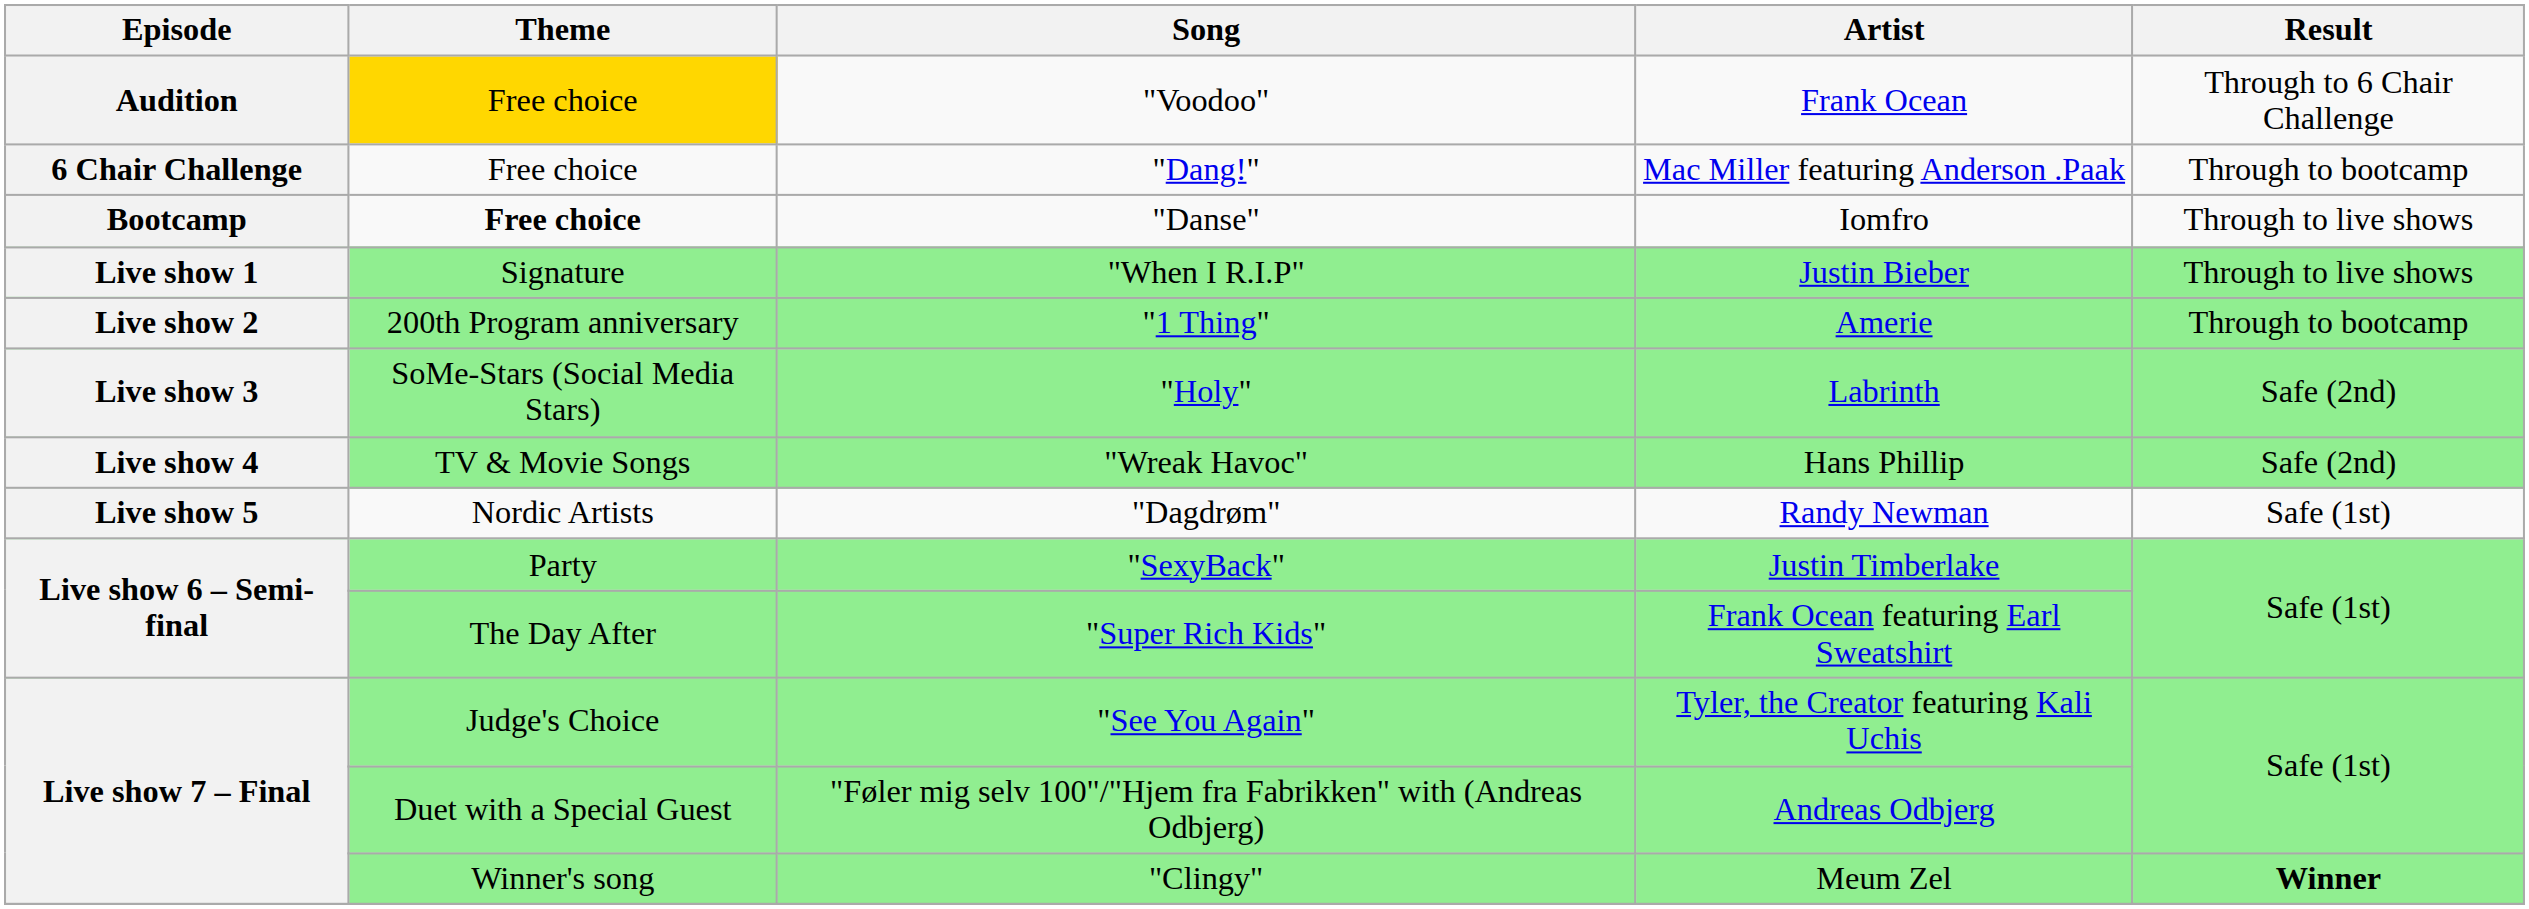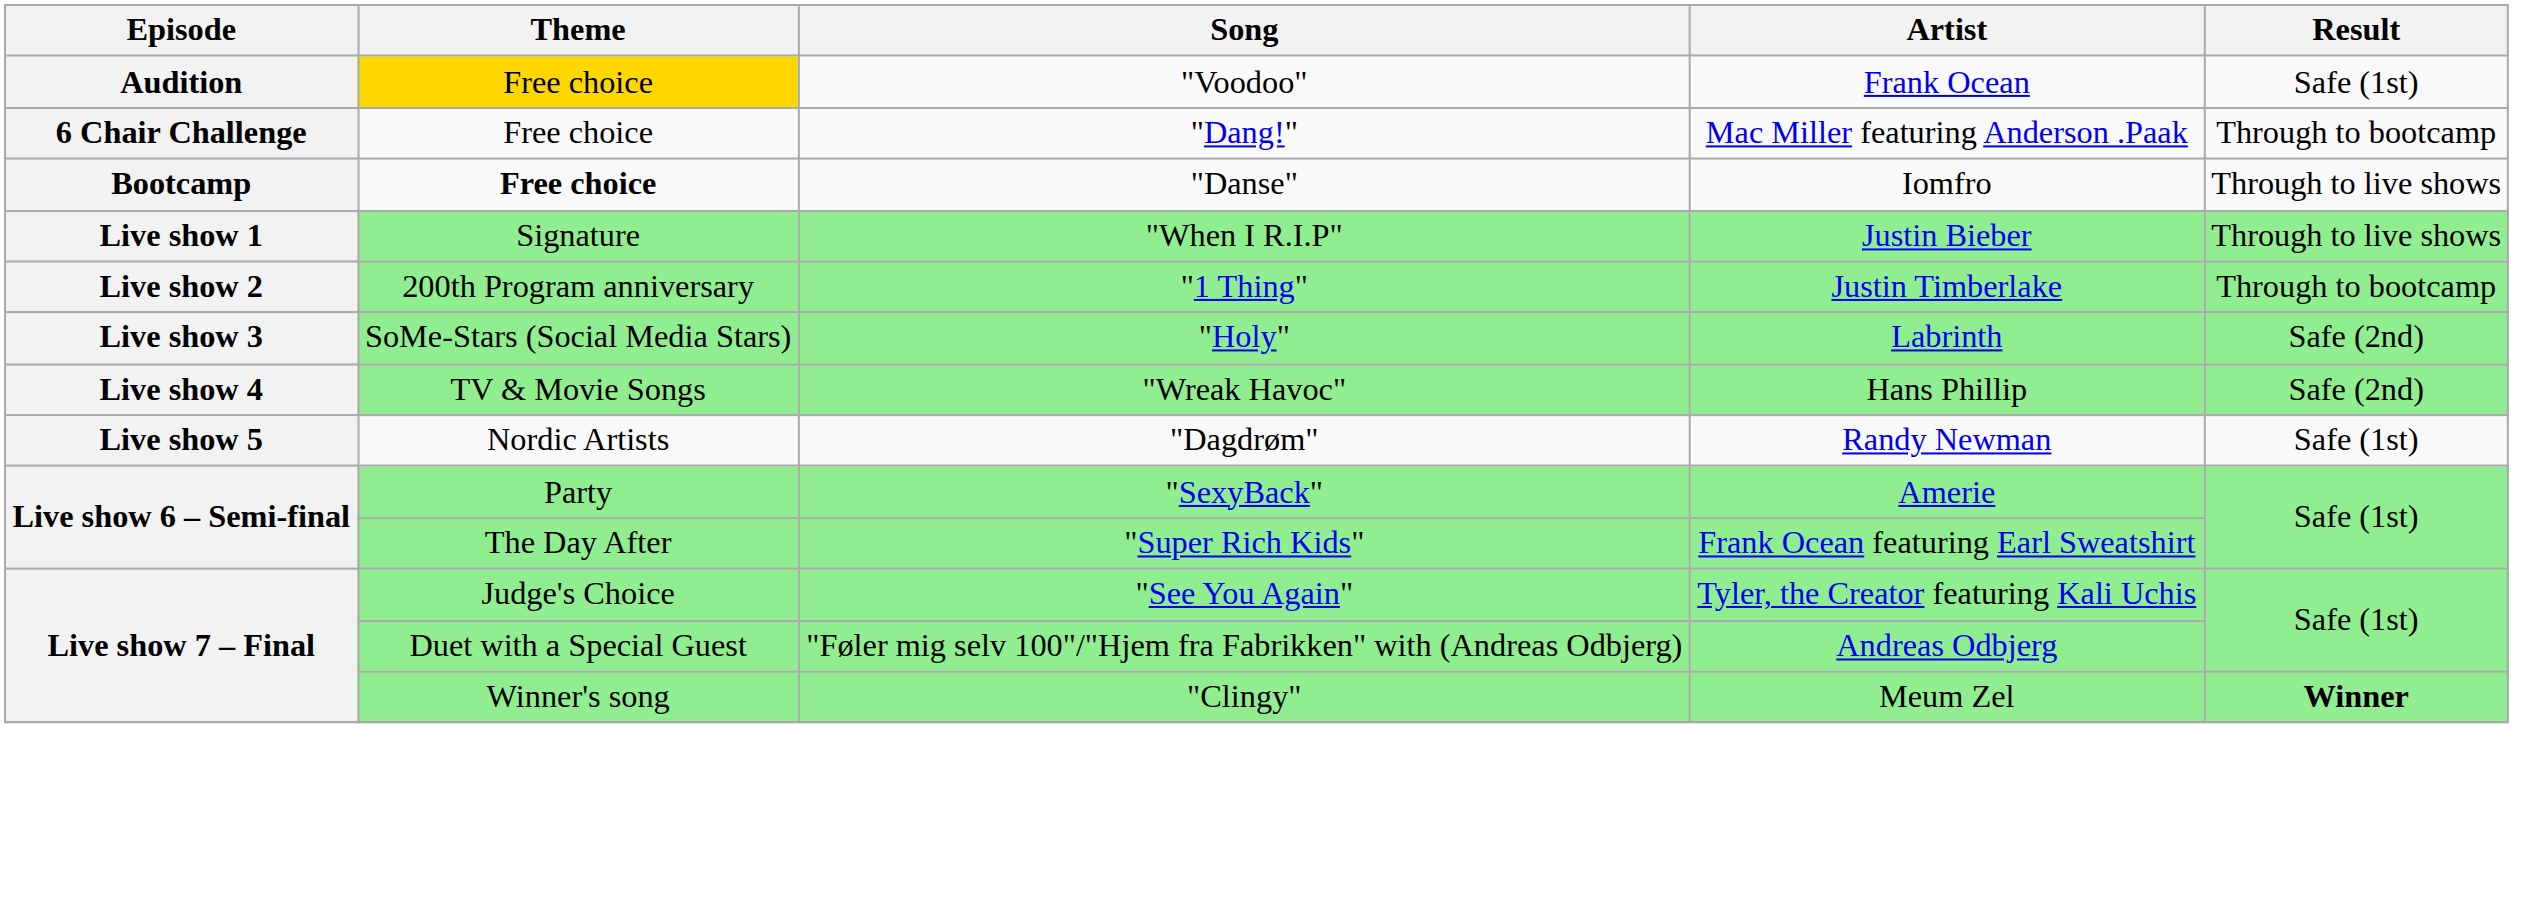(2328, 99) Through to 6 Chair Challenge -> (2356, 81) Safe (1st)
(1884, 322) Amerie -> (1947, 286) Justin Timberlake
(1884, 564) Justin Timberlake -> (1947, 491) Amerie
